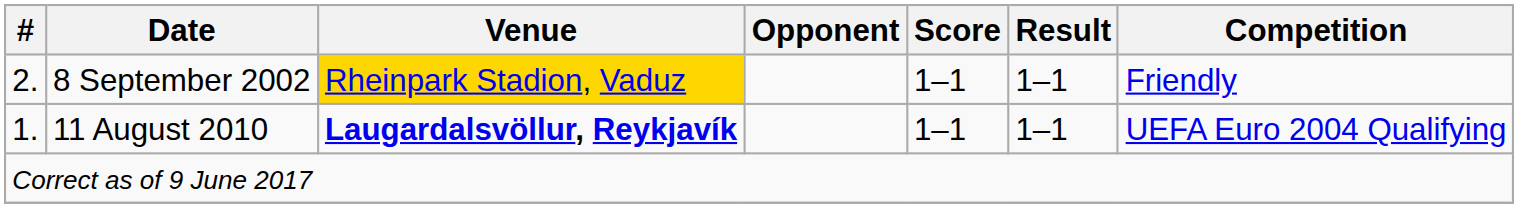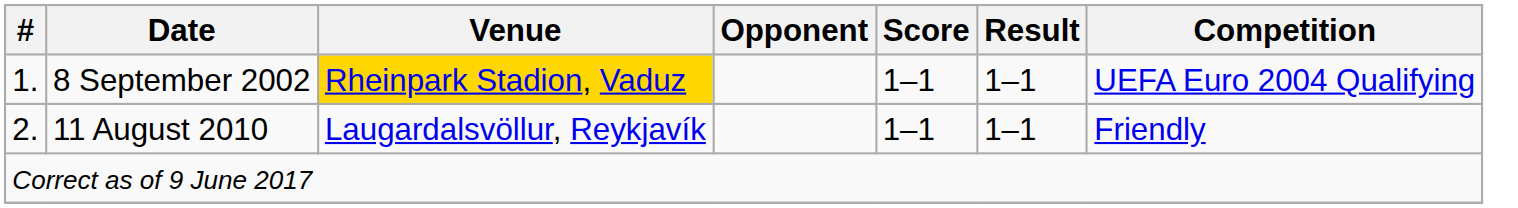(25, 80) 2. -> (25, 80) 1.
(1181, 80) Friendly -> (1285, 80) UEFA Euro 2004 Qualifying
(25, 129) 1. -> (25, 129) 2.
(531, 129) bold -> (515, 129) normal
(1316, 129) UEFA Euro 2004 Qualifying -> (1150, 129) Friendly
